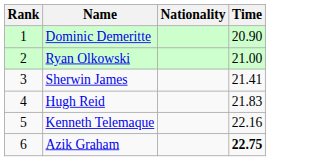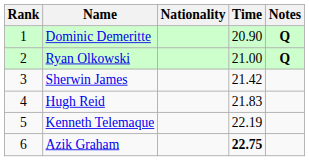+ column: (285, 15)
(247, 79) 21.41 -> (247, 79) 21.42
(247, 123) 22.16 -> (247, 123) 22.19
